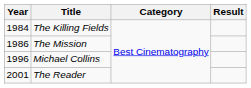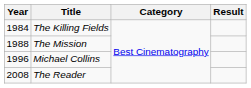(18, 43) 1986 -> (18, 43) 1988
(18, 75) 2001 -> (18, 75) 2008
